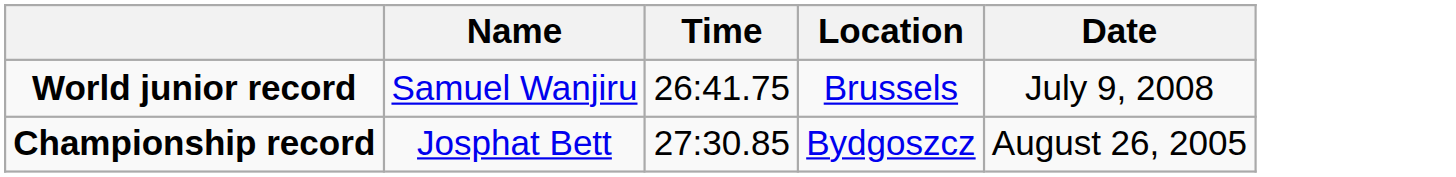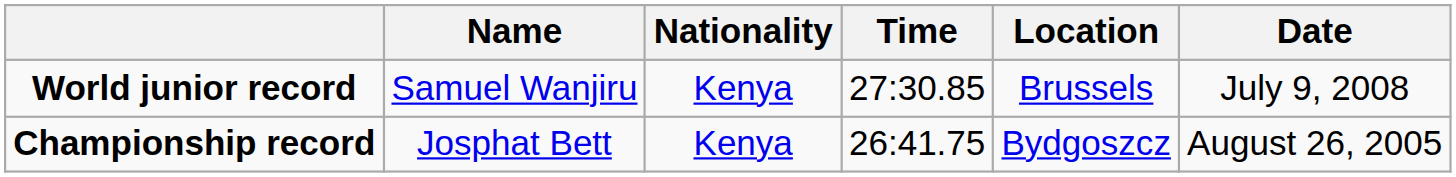+ column: (743, 32)
(722, 87) 26:41.75 -> (917, 87) 27:30.85
(722, 143) 27:30.85 -> (917, 143) 26:41.75
